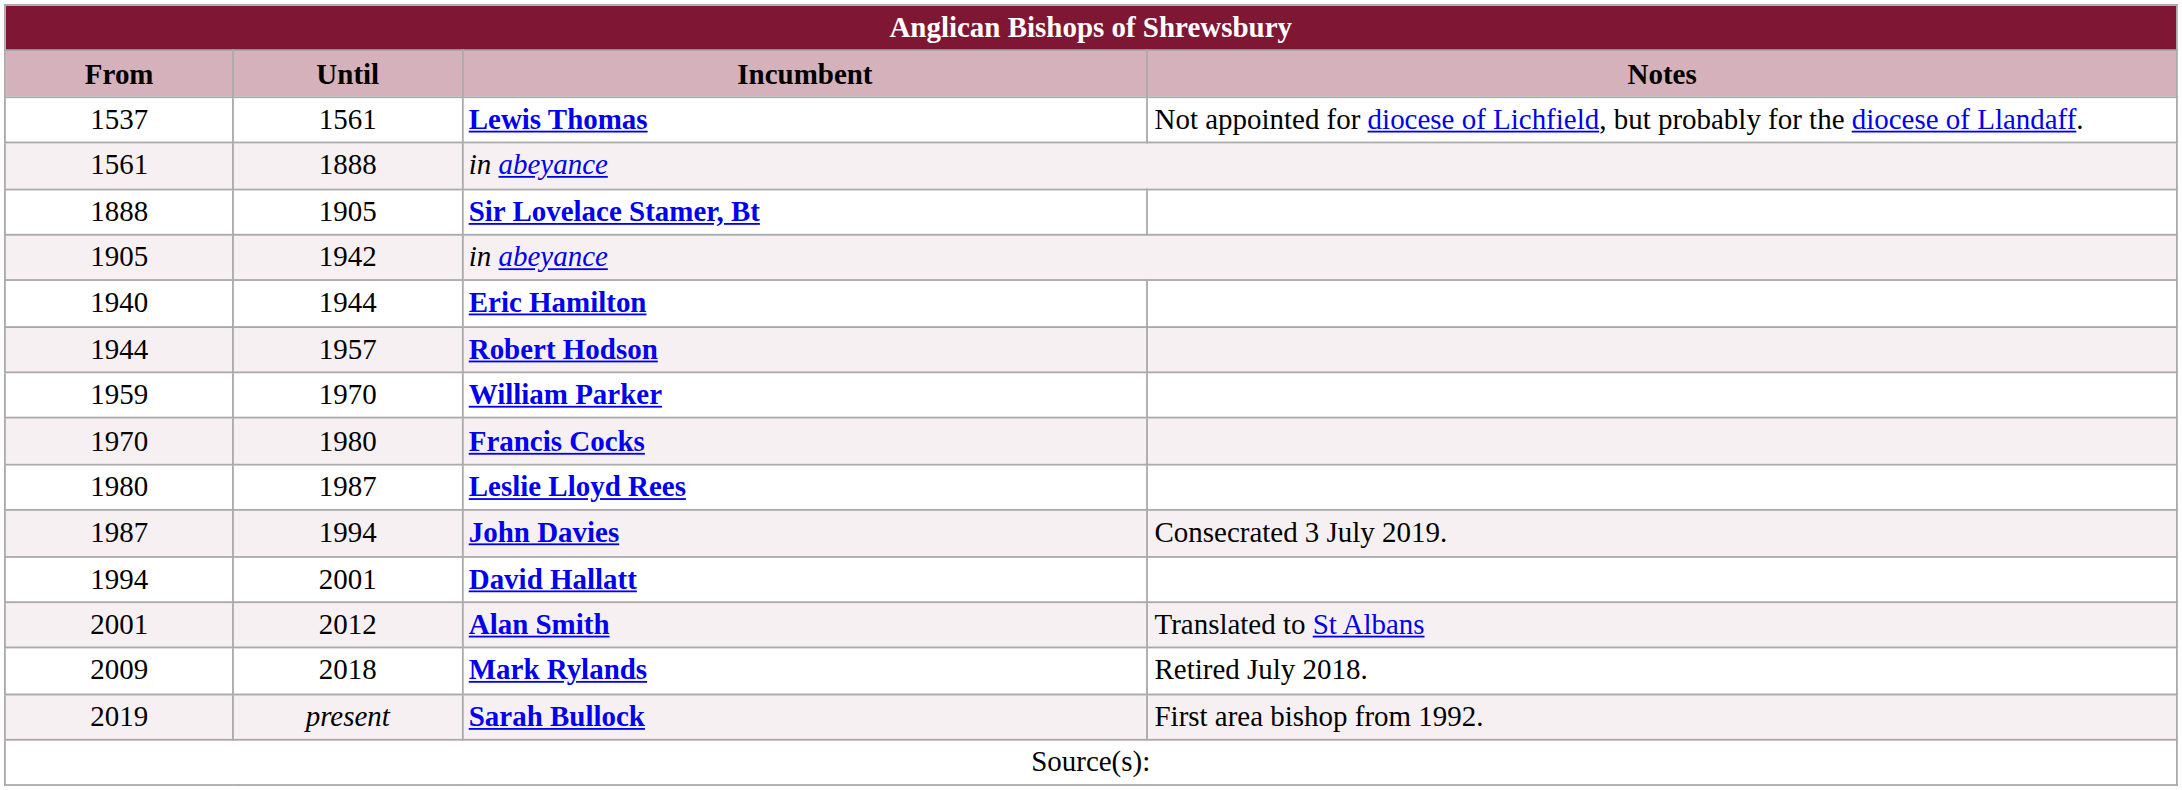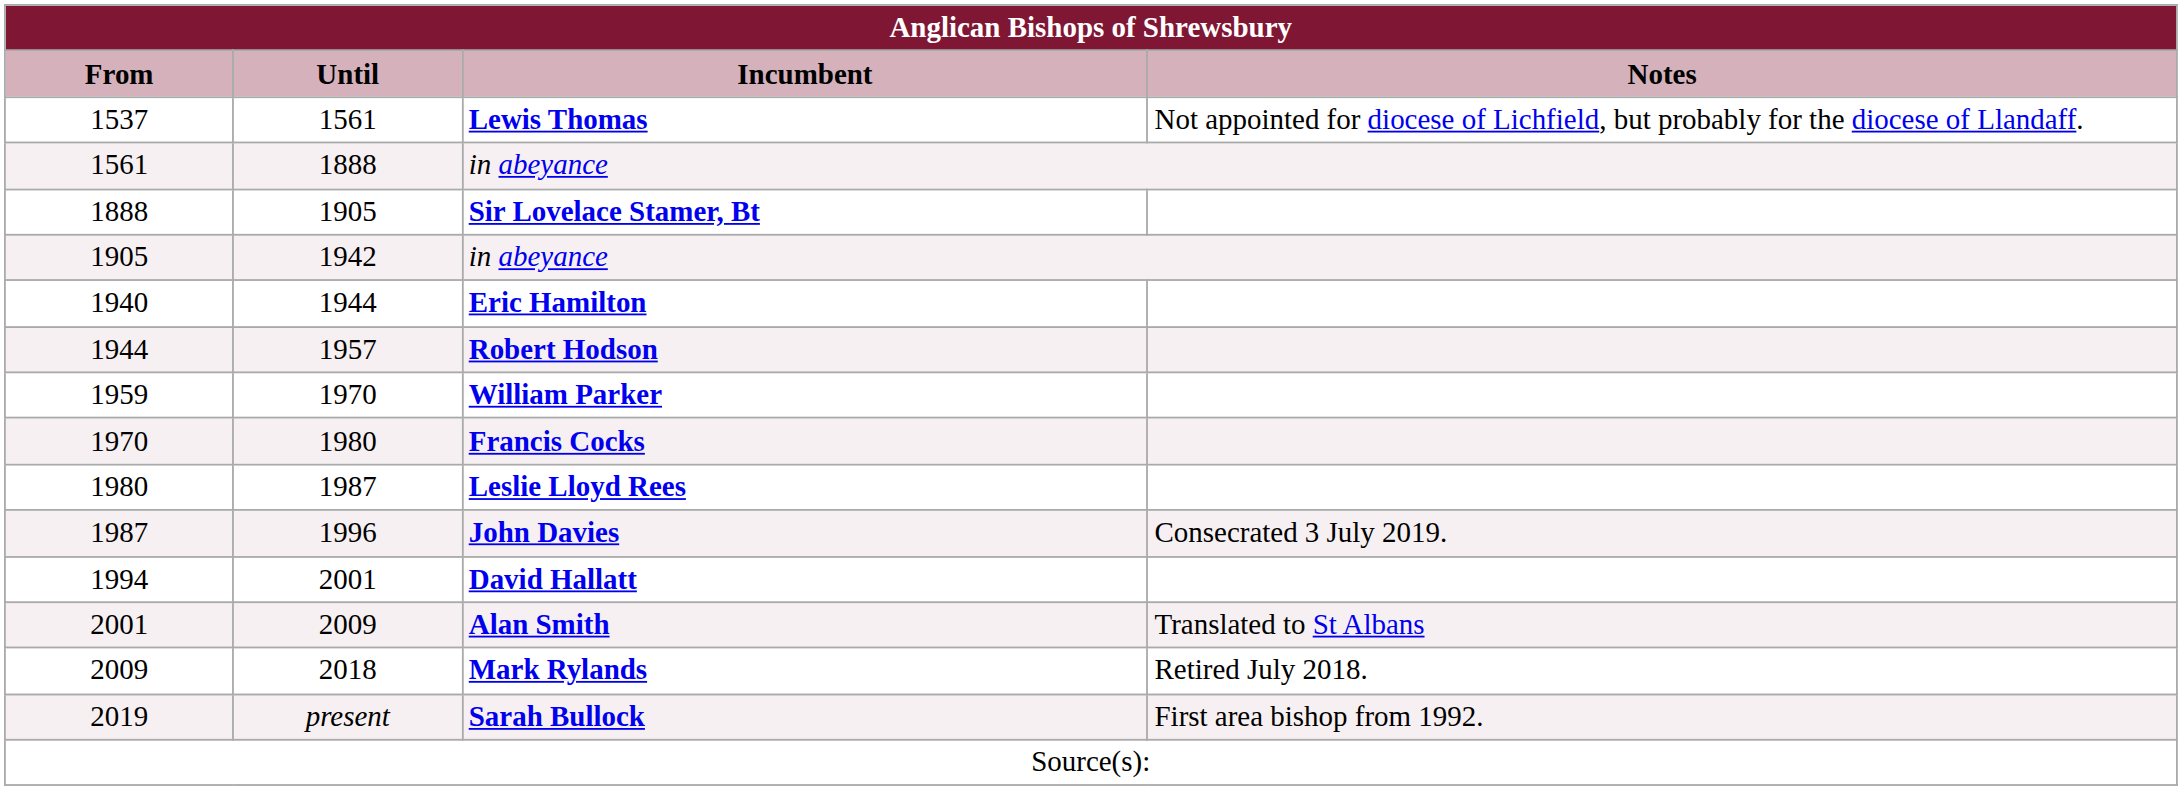(348, 532) 1994 -> (348, 532) 1996
(348, 624) 2012 -> (348, 624) 2009
